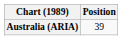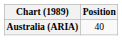(99, 27) 39 -> (99, 27) 40
